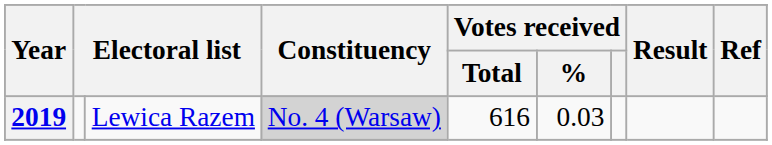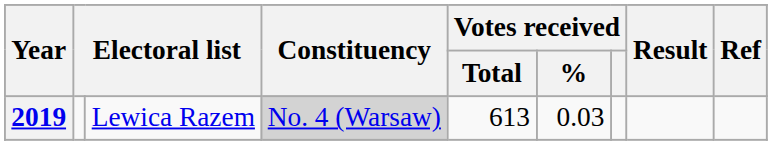(509, 117) 616 -> (509, 117) 613
